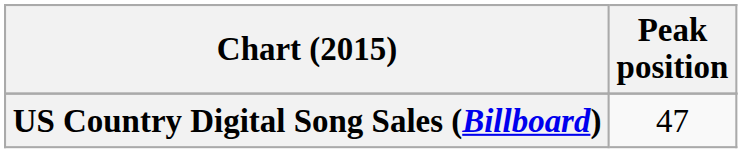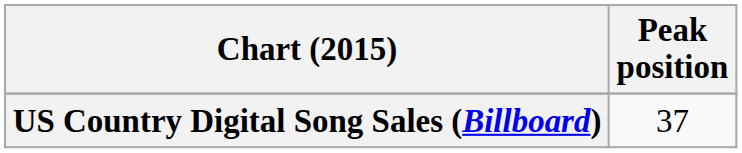(672, 119) 47 -> (672, 119) 37
